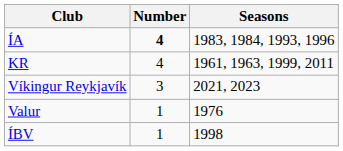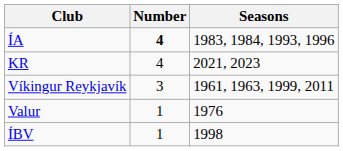(264, 63) 1961, 1963, 1999, 2011 -> (227, 63) 2021, 2023
(227, 87) 2021, 2023 -> (264, 87) 1961, 1963, 1999, 2011
